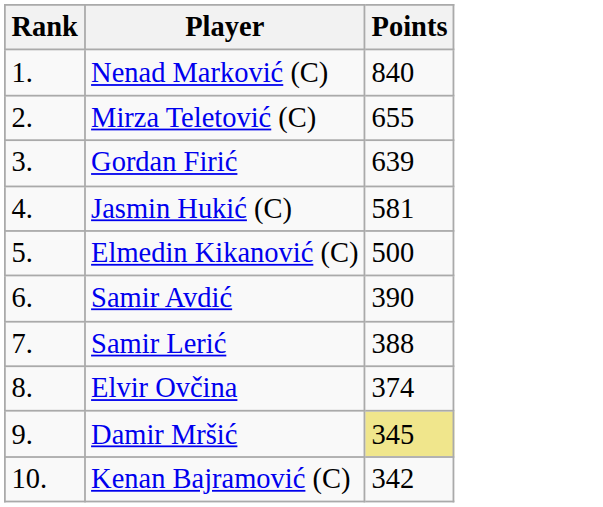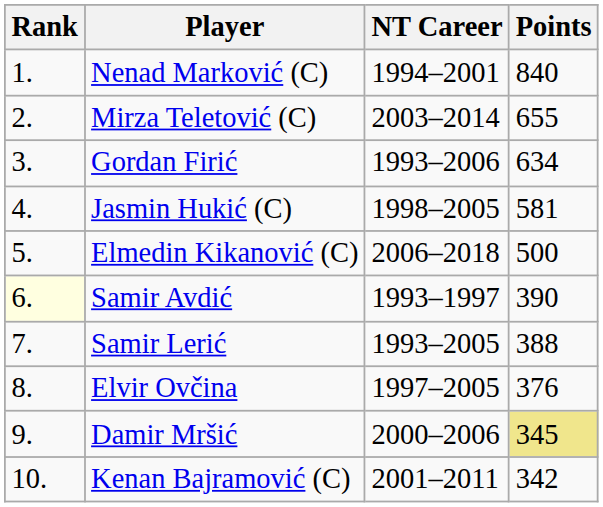+ column: (437, 27)
(393, 162) 639 -> (537, 162) 634
(22, 298) no background -> (22, 298) lightyellow background
(393, 388) 374 -> (537, 388) 376
